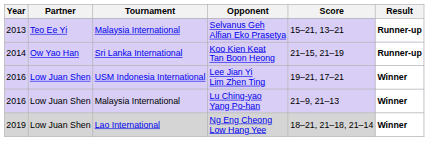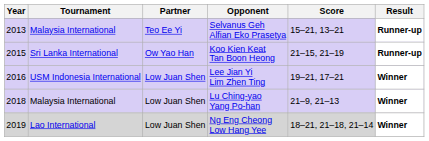columns swapped: (150, 12) <-> (60, 12)
(16, 54) 2014 -> (16, 54) 2015
(16, 101) 2016 -> (16, 101) 2018
